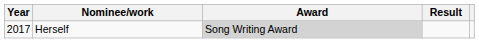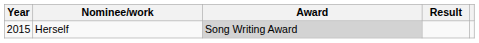(19, 29) 2017 -> (19, 29) 2015
